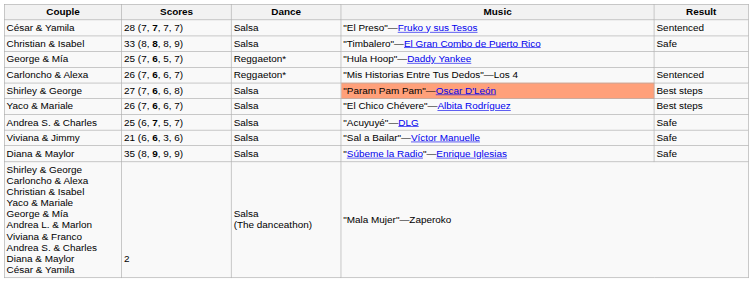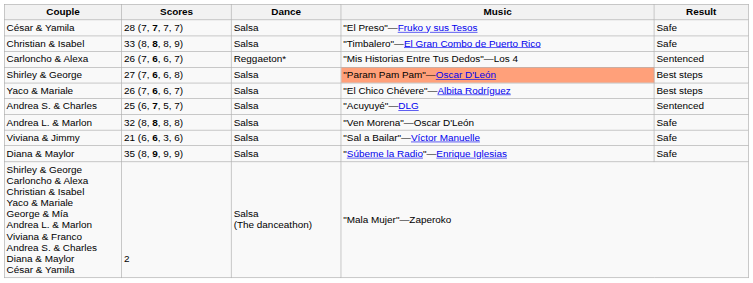(680, 28) Sentenced -> (667, 28) Safe
- row: (37, 59)
(667, 122) Safe -> (680, 106) Sentenced
+ row: (49, 122)
